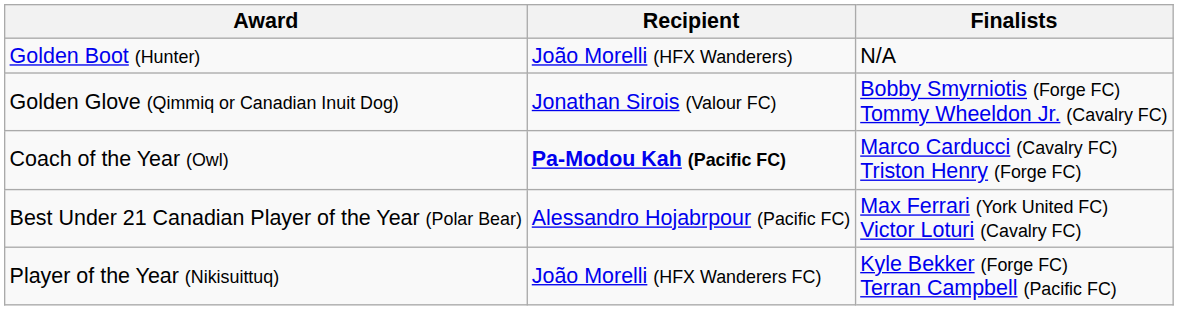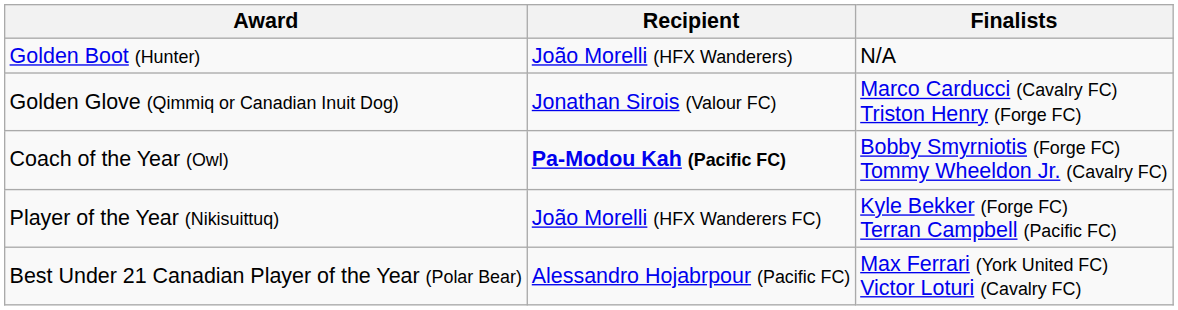(1014, 101) Bobby Smyrniotis (Forge FC) Tommy Wheeldon Jr. (Cavalry FC) -> (989, 101) Marco Carducci (Cavalry FC) Triston Henry (Forge FC)
(989, 159) Marco Carducci (Cavalry FC) Triston Henry (Forge FC) -> (1014, 159) Bobby Smyrniotis (Forge FC) Tommy Wheeldon Jr. (Cavalry FC)
rows swapped: (144, 275) <-> (266, 217)
